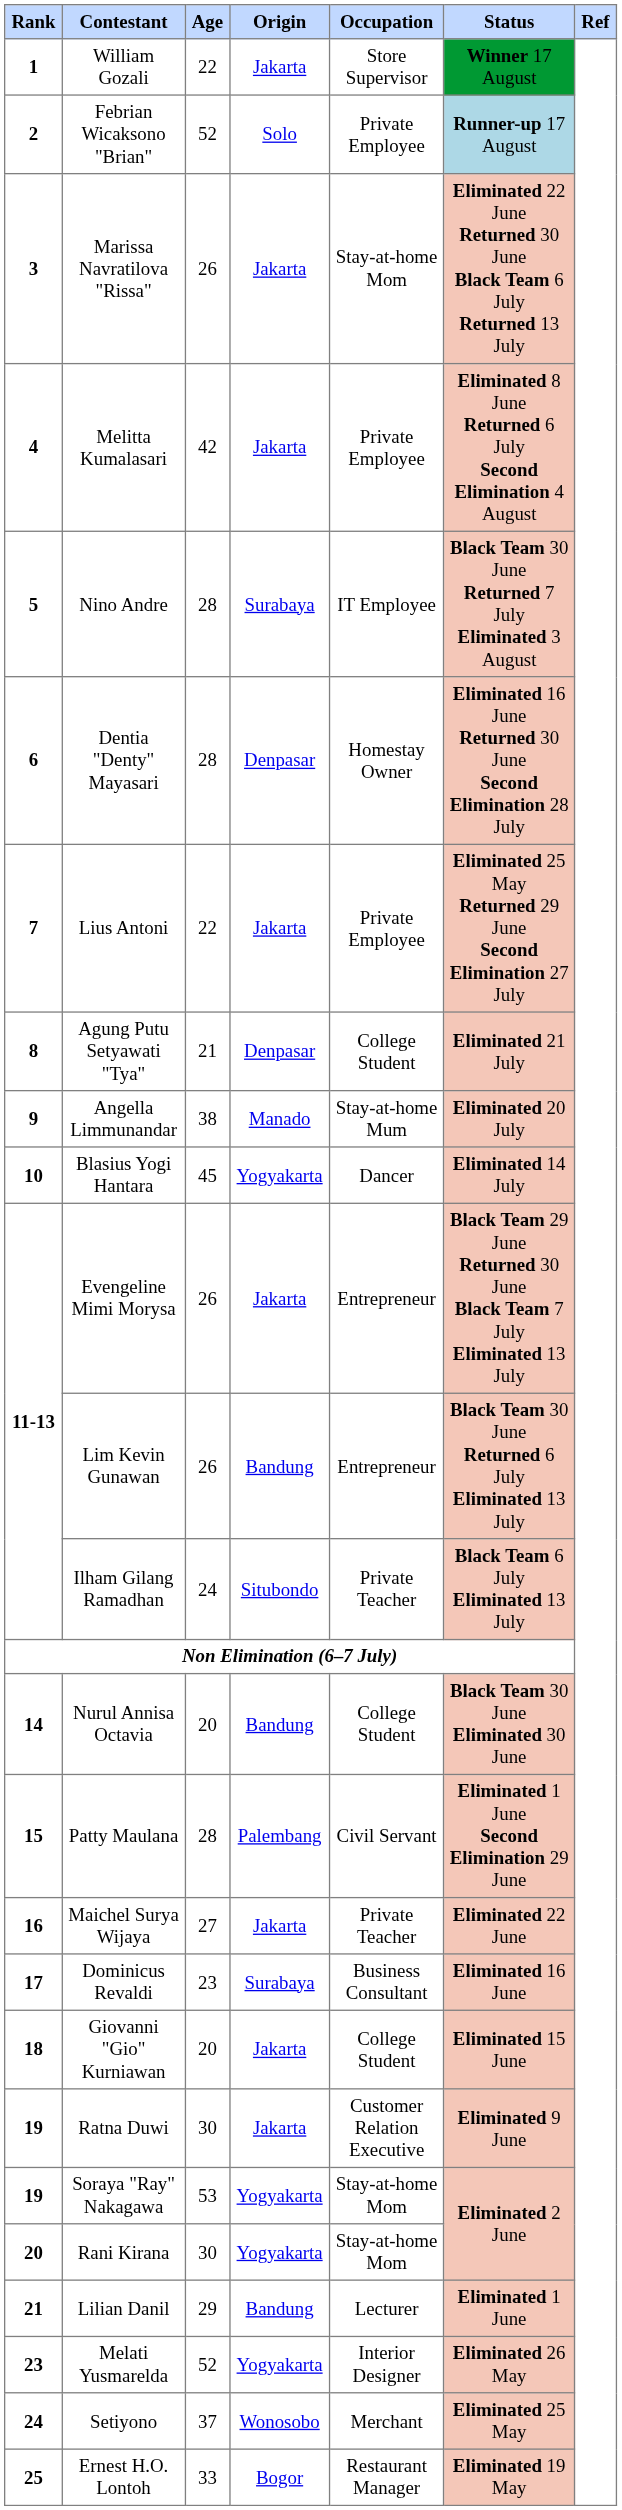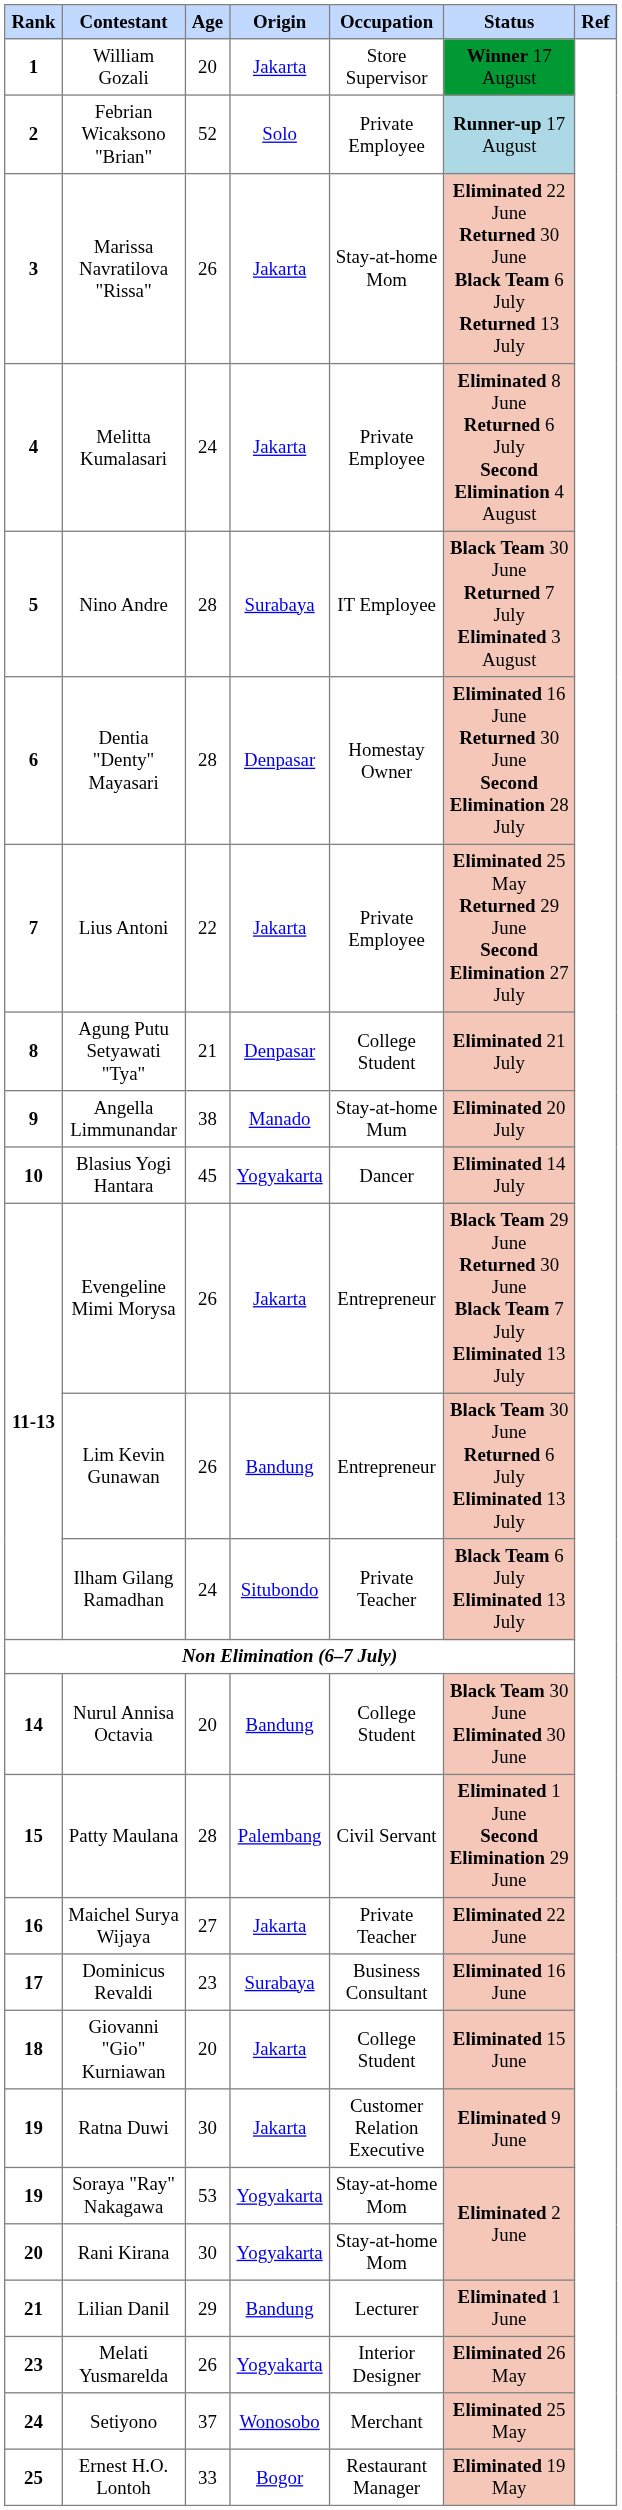(207, 66) 22 -> (207, 66) 20
(207, 447) 42 -> (207, 447) 24
(207, 2364) 52 -> (207, 2364) 26
